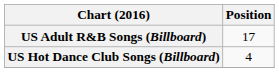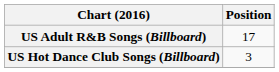(249, 57) 4 -> (249, 57) 3
